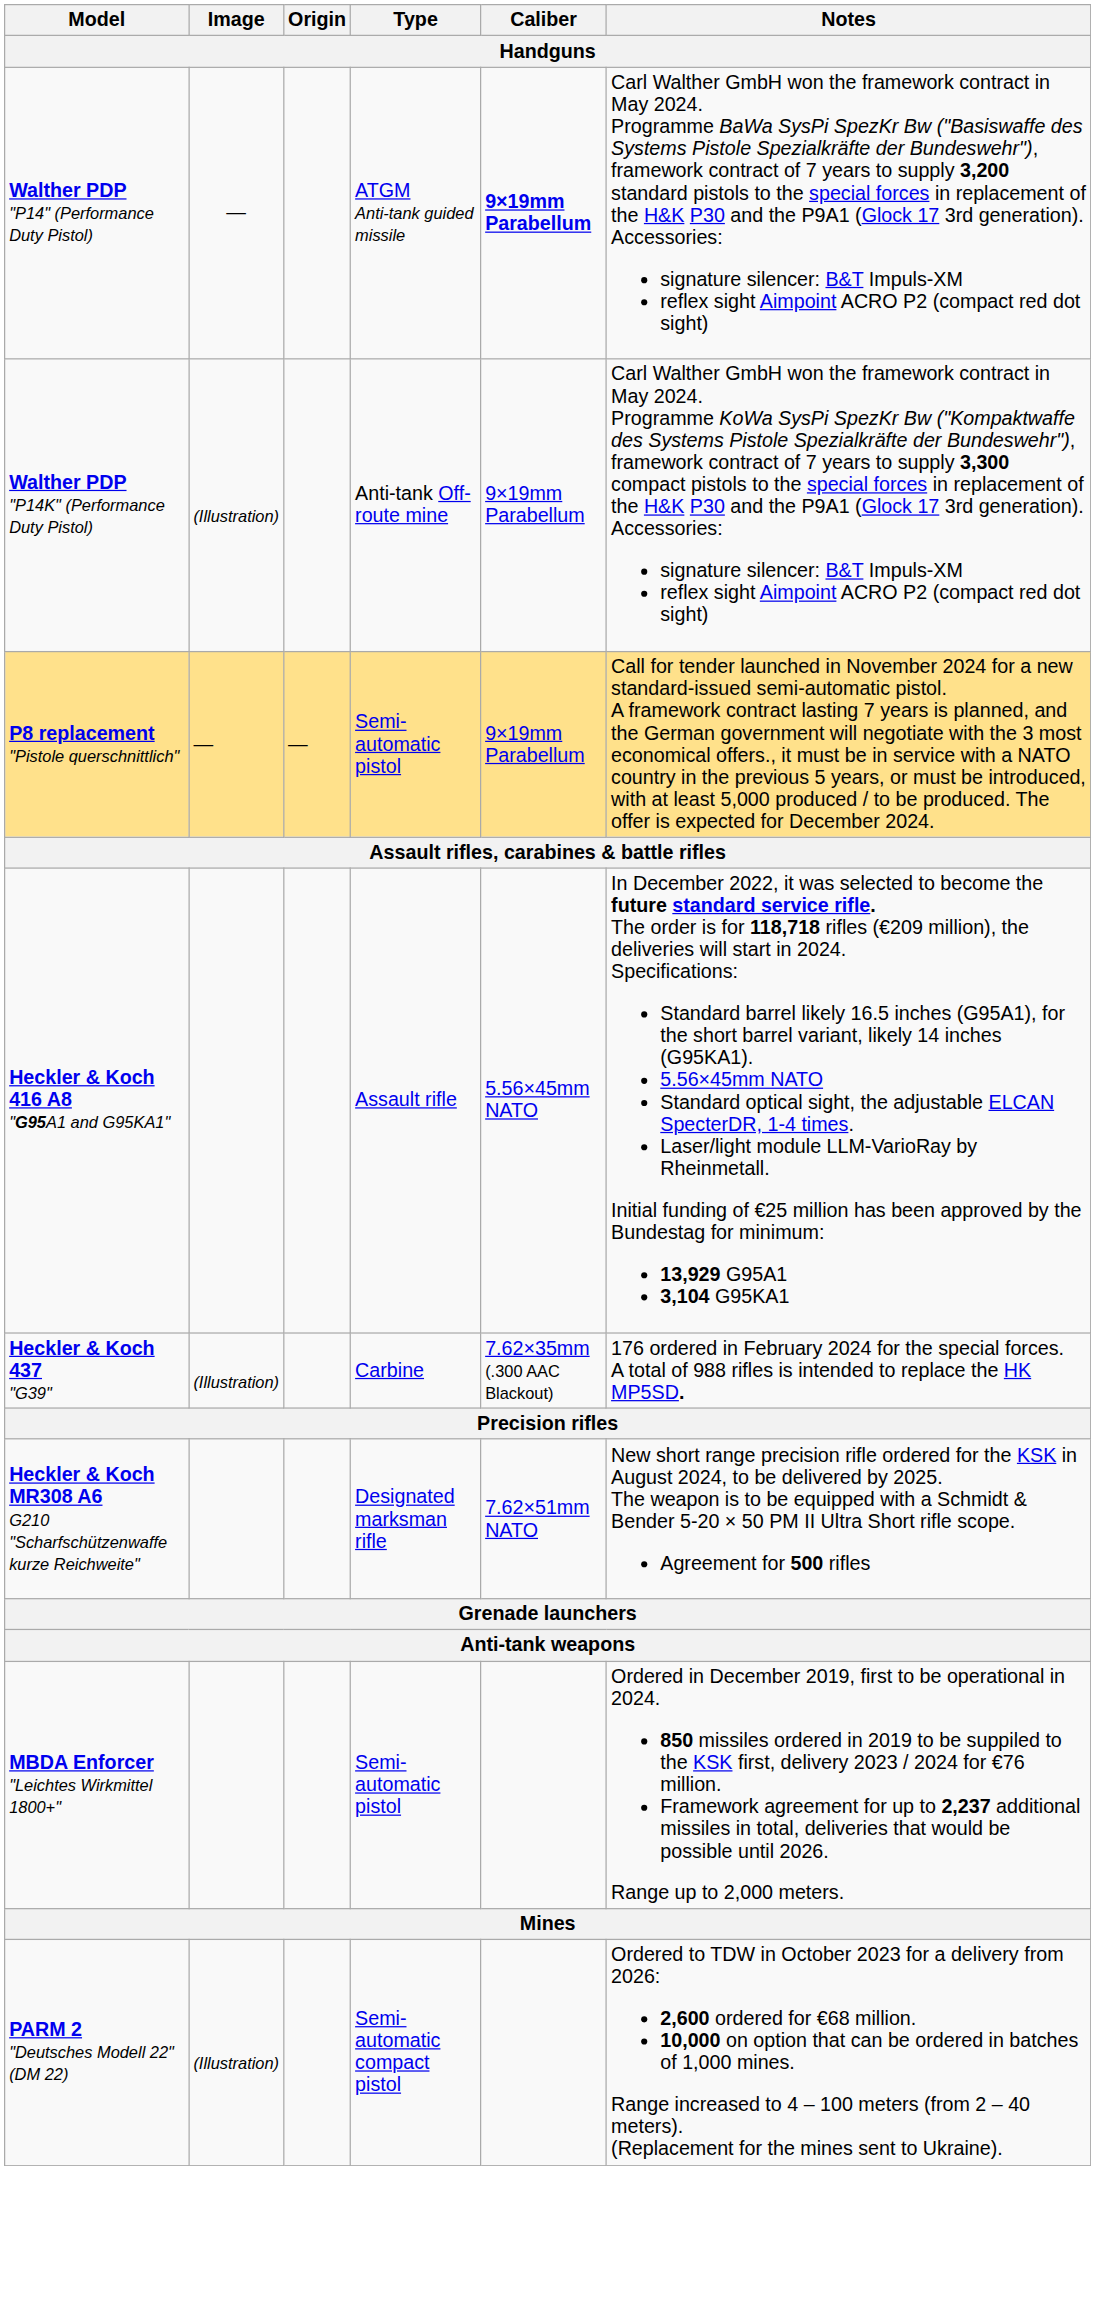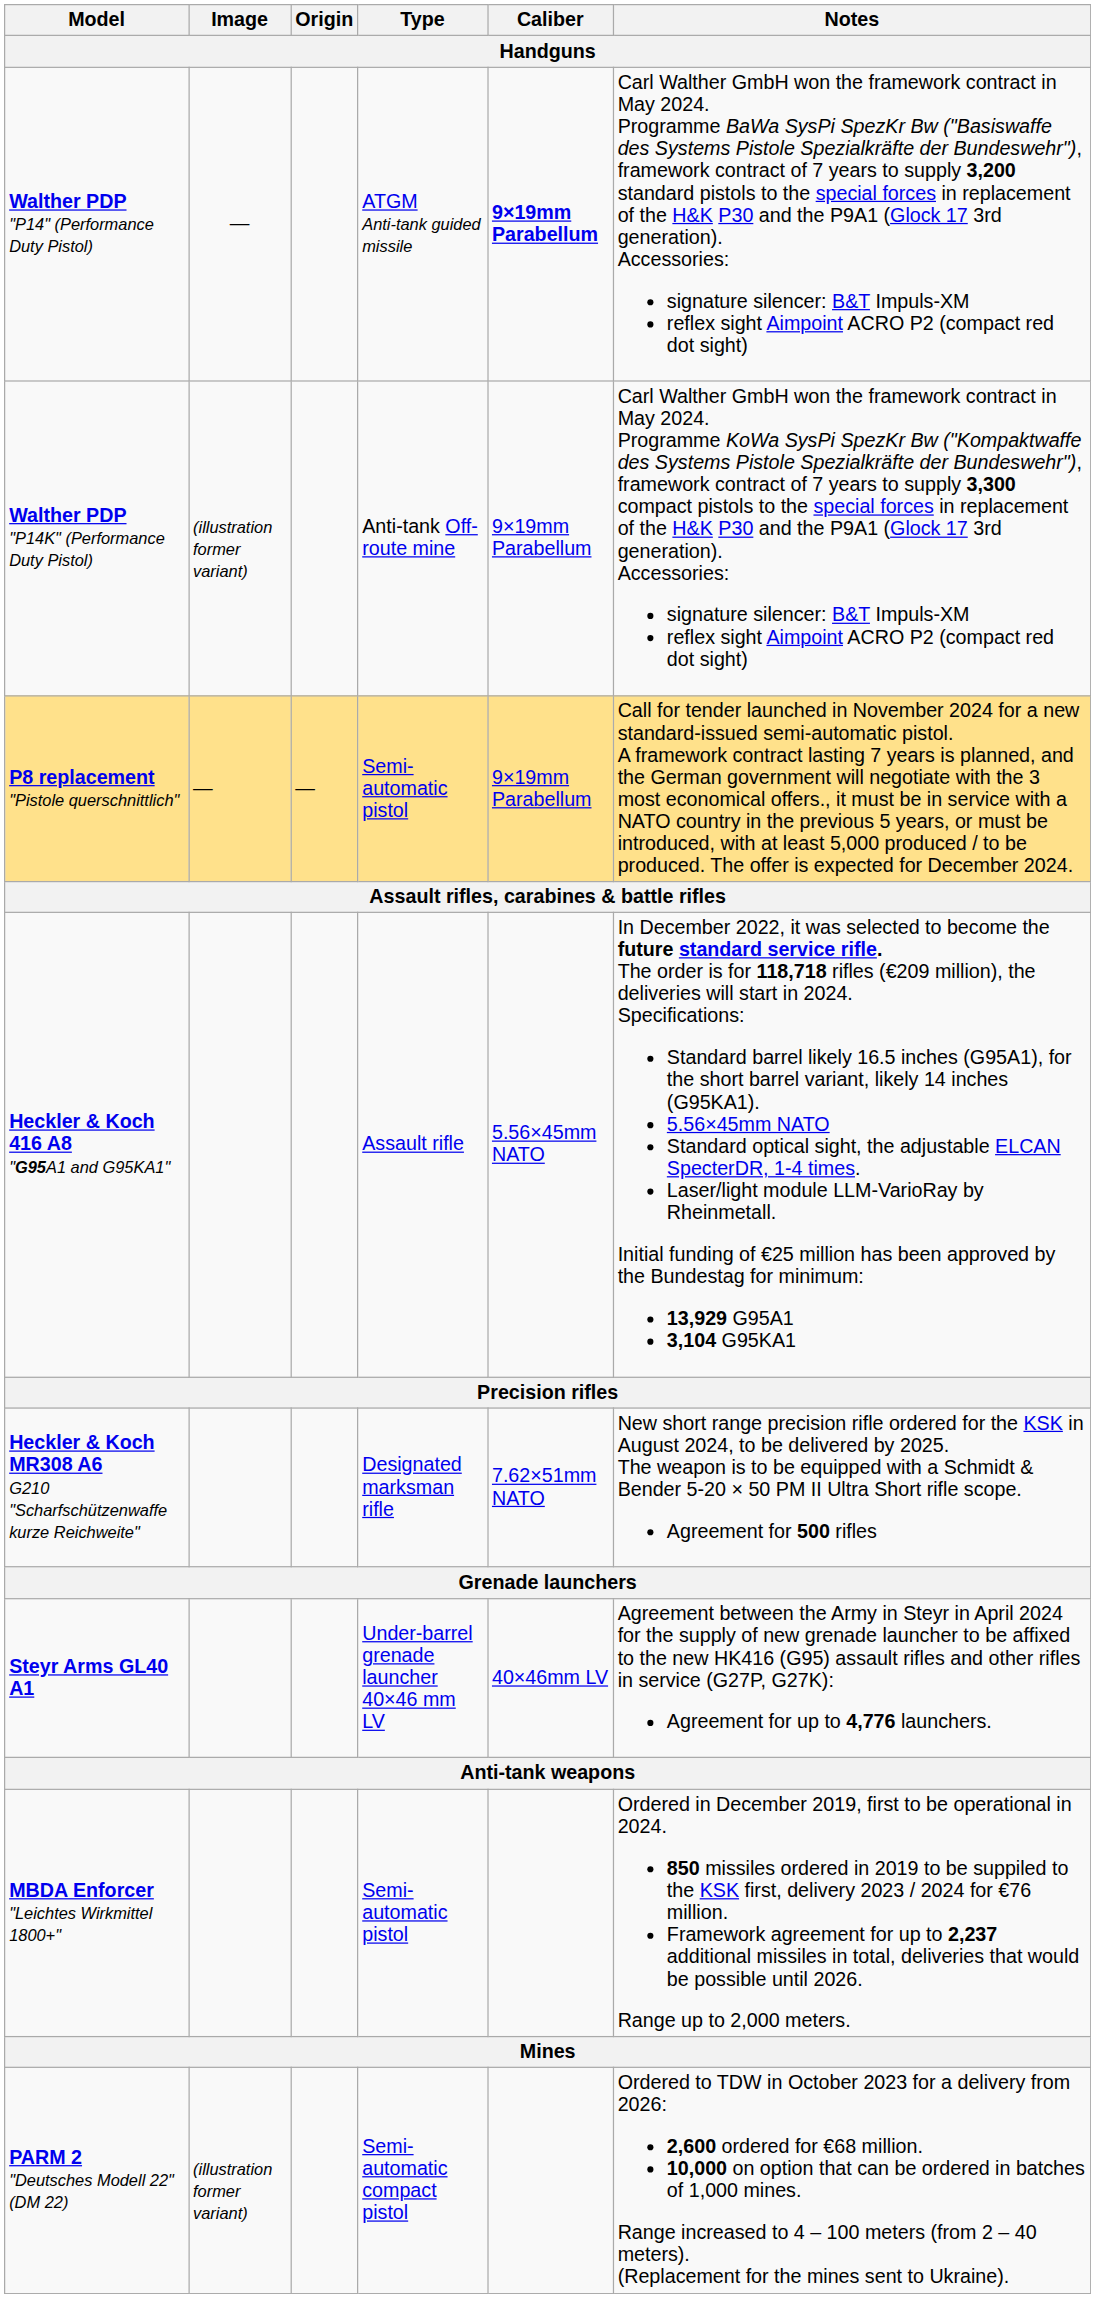(236, 515) (Illustration) -> (233, 550) (illustration former variant)
- row: (82, 1370)
+ row: (89, 1677)
(236, 2063) (Illustration) -> (233, 2192) (illustration former variant)
